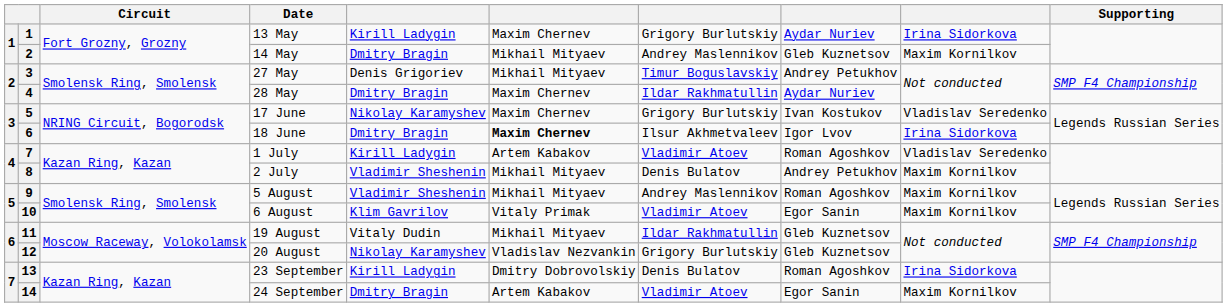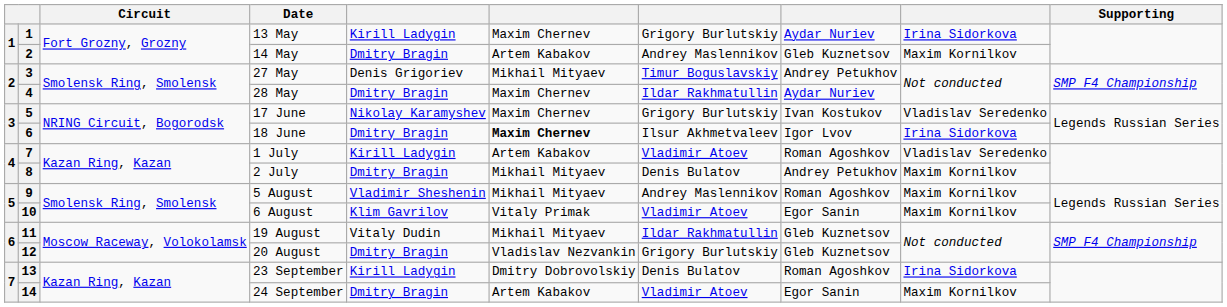(549, 54) Mikhail Mityaev -> (541, 54) Artem Kabakov
(418, 173) Vladimir Sheshenin -> (399, 173) Dmitry Bragin
(418, 253) Nikolay Karamyshev -> (399, 253) Dmitry Bragin
